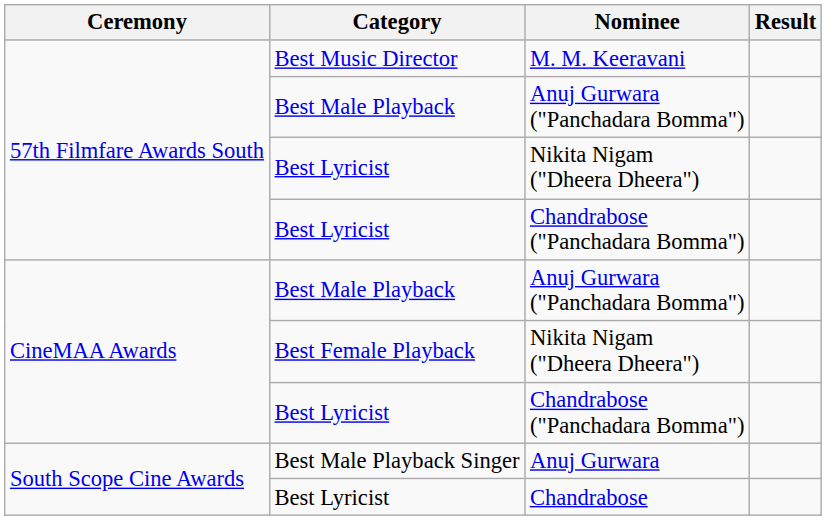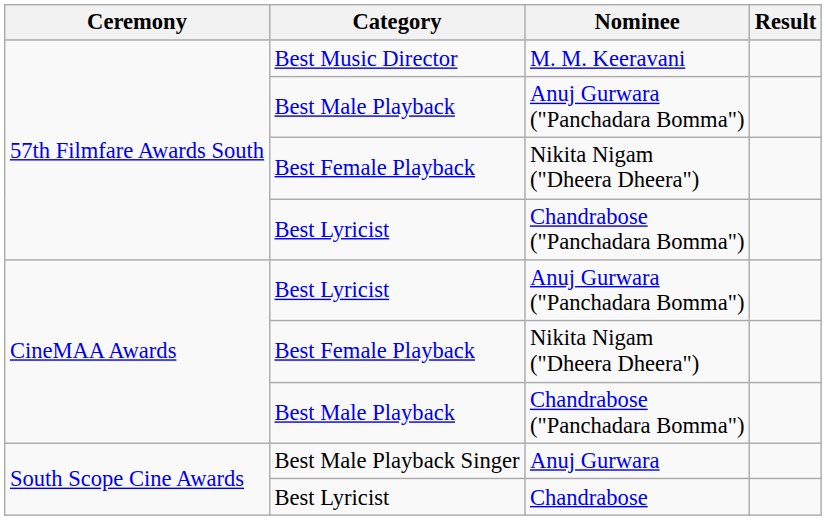(332, 167) Best Lyricist -> (375, 167) Best Female Playback
(365, 290) Best Male Playback -> (332, 290) Best Lyricist
(332, 412) Best Lyricist -> (365, 412) Best Male Playback
